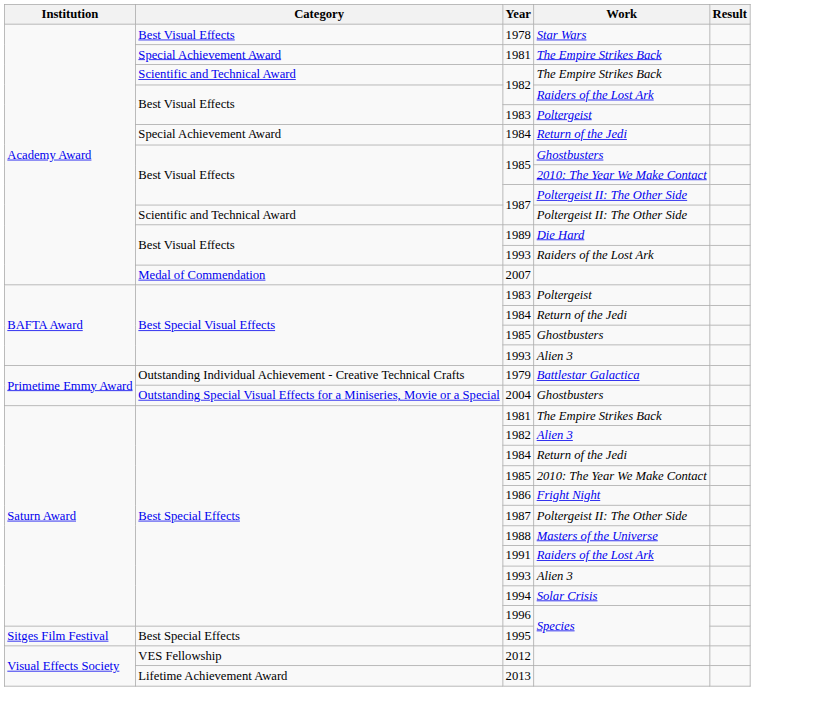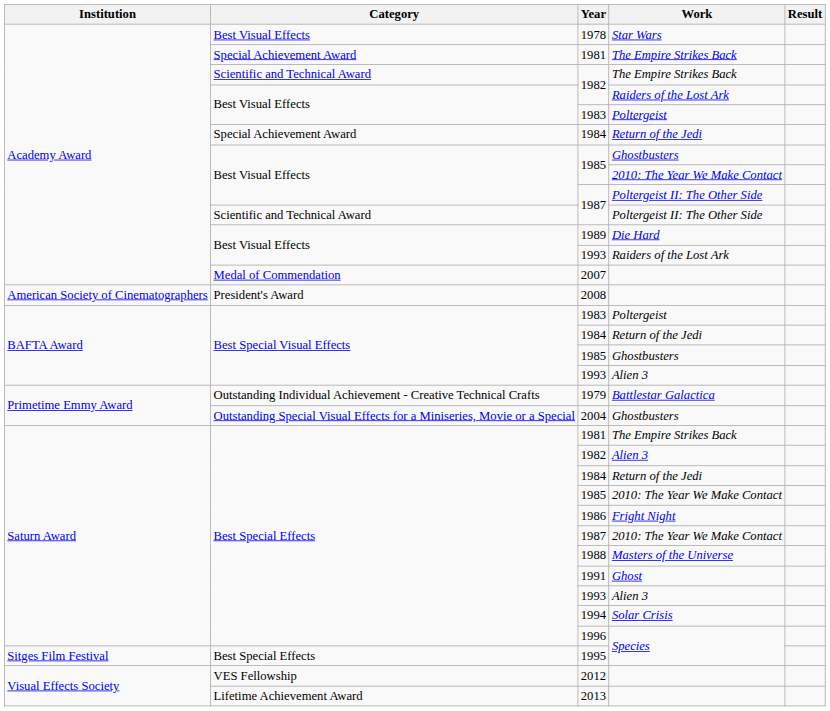+ row: (259, 295)
(612, 515) Poltergeist II: The Other Side -> (697, 535) 2010: The Year We Make Contact
(595, 555) Raiders of the Lost Ark -> (627, 575) Ghost
